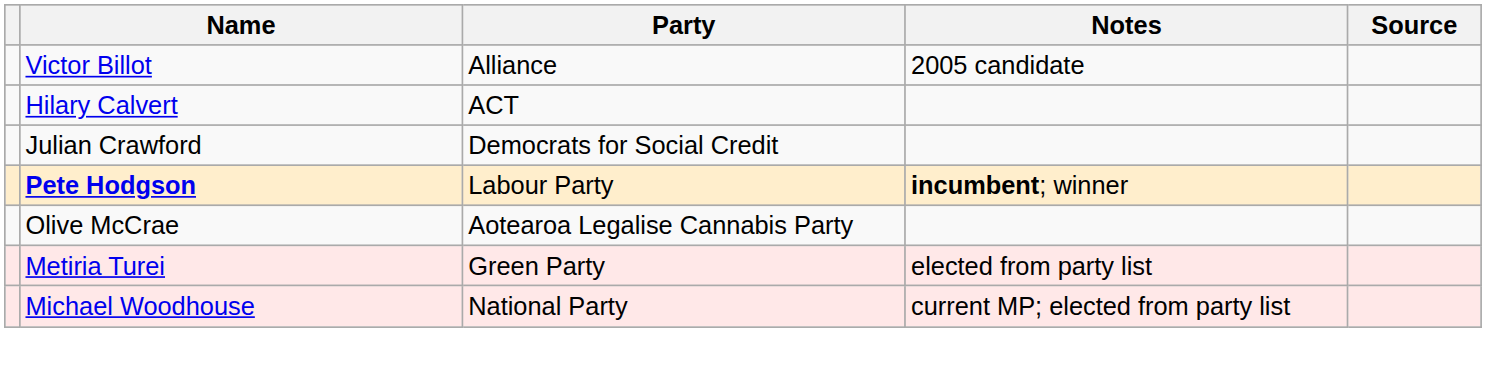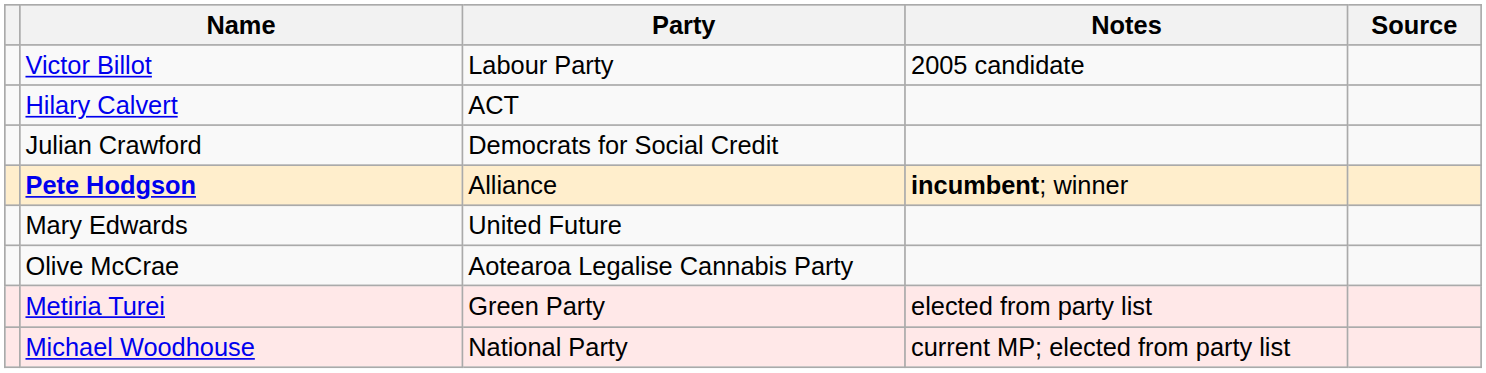(513, 65) Alliance -> (541, 65) Labour Party
(541, 186) Labour Party -> (513, 186) Alliance
+ row: (107, 226)
